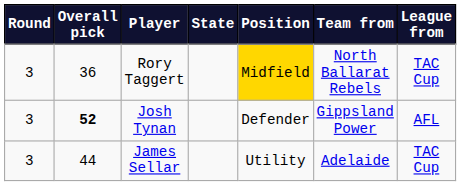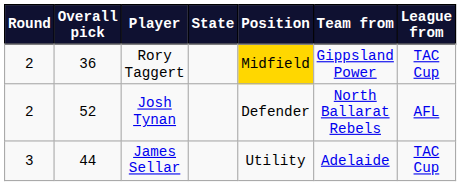(29, 73) 3 -> (29, 64) 2
(355, 73) North Ballarat Rebels -> (355, 64) Gippsland Power
(29, 121) 3 -> (29, 112) 2
(88, 121) bold -> (88, 112) normal
(355, 121) Gippsland Power -> (355, 112) North Ballarat Rebels
